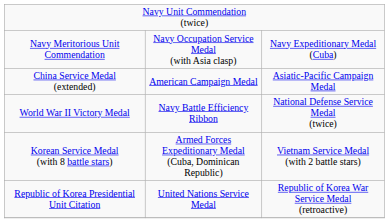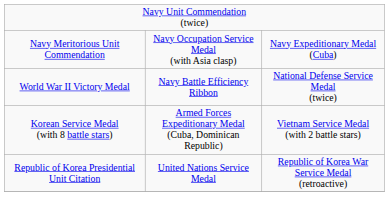- row: (75, 81)
